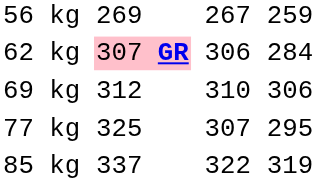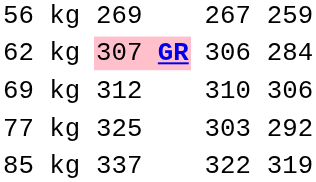(228, 129) 307 -> (228, 129) 303
(290, 129) 295 -> (290, 129) 292
